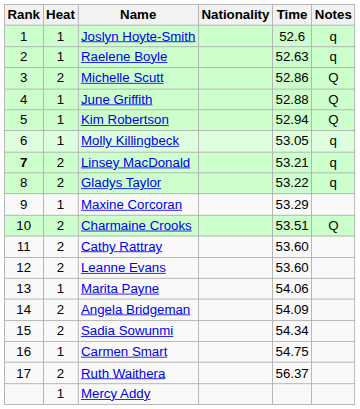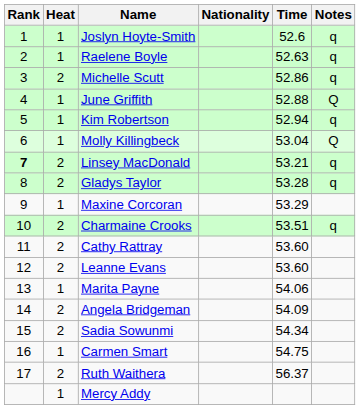(333, 78) Q -> (333, 78) q
(333, 120) Q -> (333, 120) q
(292, 141) 53.05 -> (292, 141) 53.04
(333, 141) q -> (333, 141) Q
(292, 183) 53.22 -> (292, 183) 53.28
(333, 225) Q -> (333, 225) q
